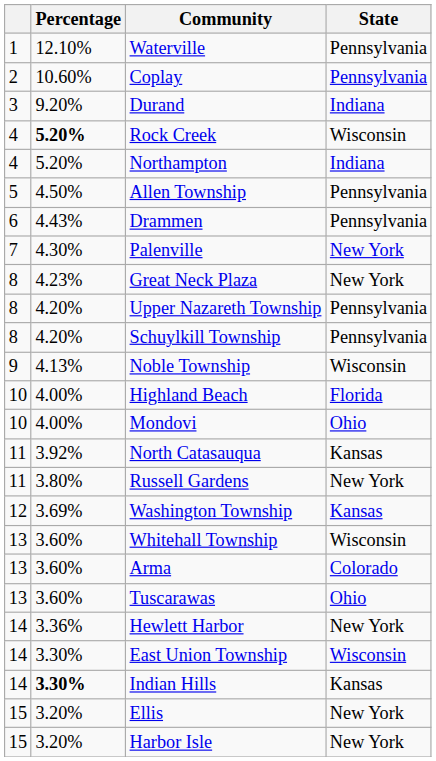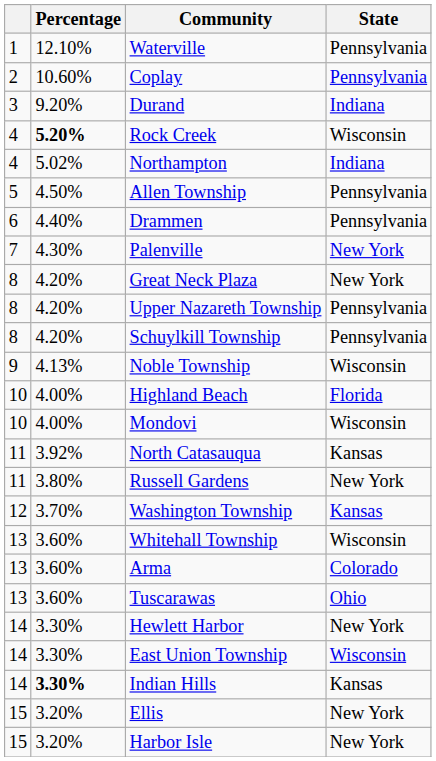(59, 163) 5.20% -> (59, 163) 5.02%
(59, 221) 4.43% -> (59, 221) 4.40%
(59, 279) 4.23% -> (59, 279) 4.20%
(348, 423) Ohio -> (368, 423) Wisconsin
(59, 510) 3.69% -> (59, 510) 3.70%
(59, 626) 3.36% -> (59, 626) 3.30%
